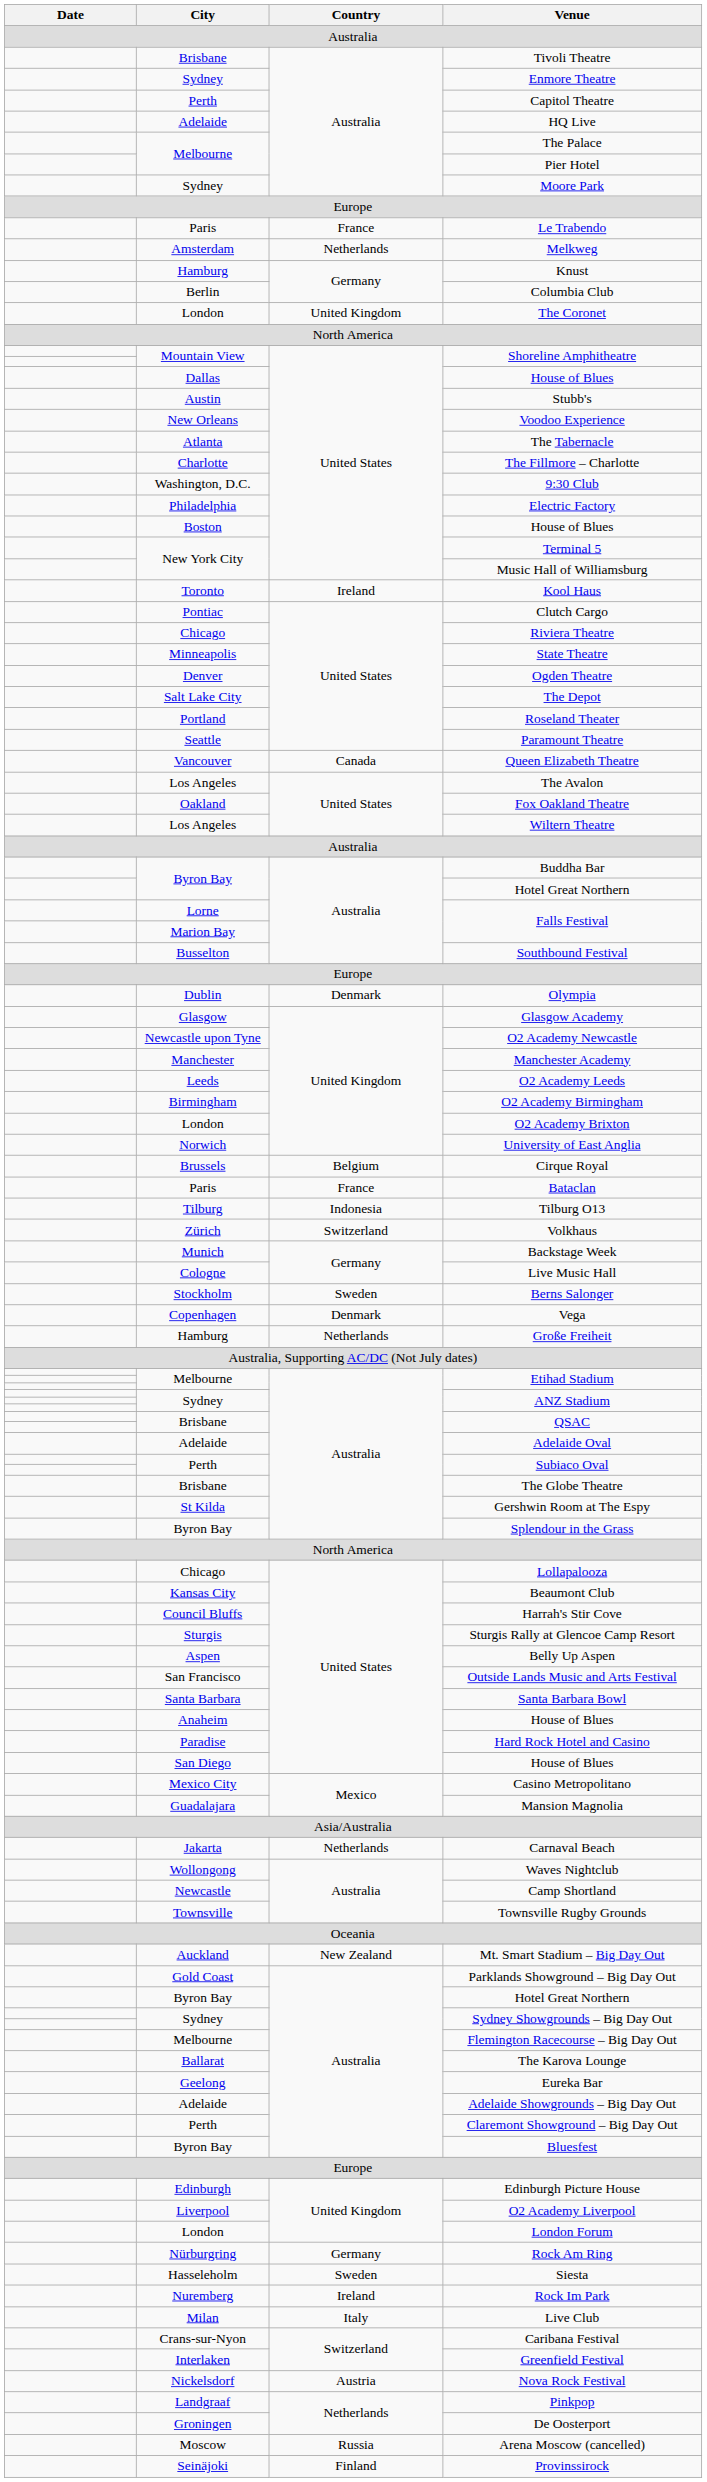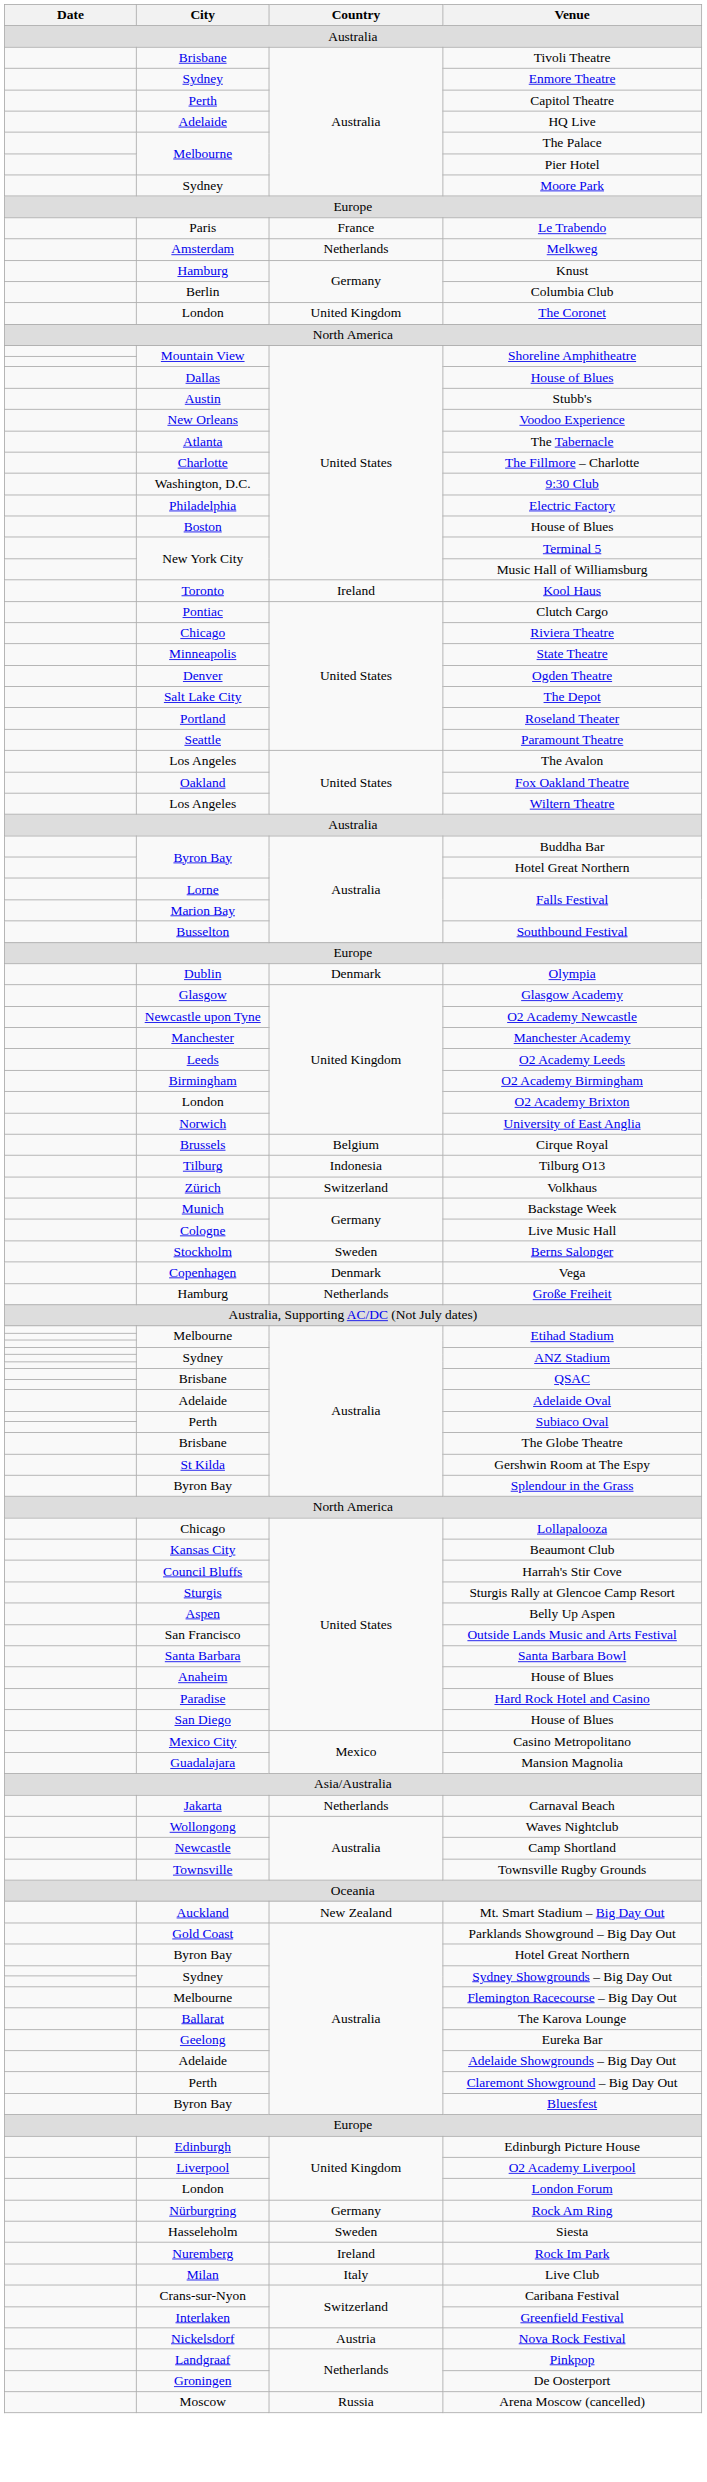- row: (203, 761)
- row: (203, 1187)
- row: (203, 2466)
